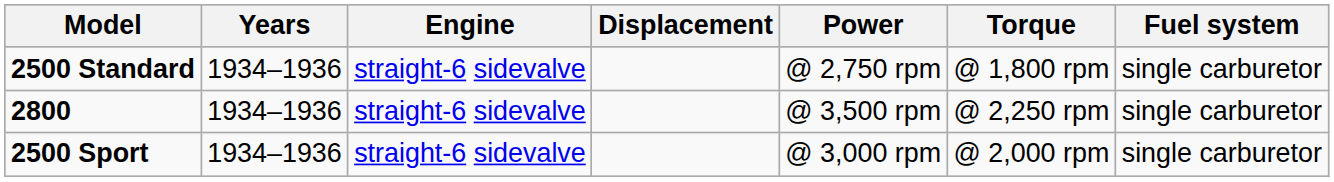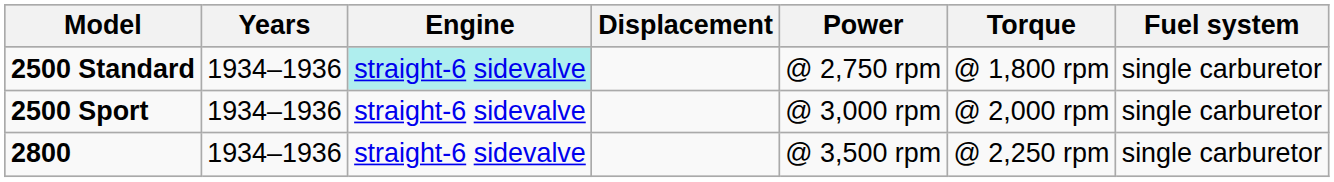(470, 68) no background -> (470, 68) paleturquoise background
rows swapped: (80, 153) <-> (41, 111)
